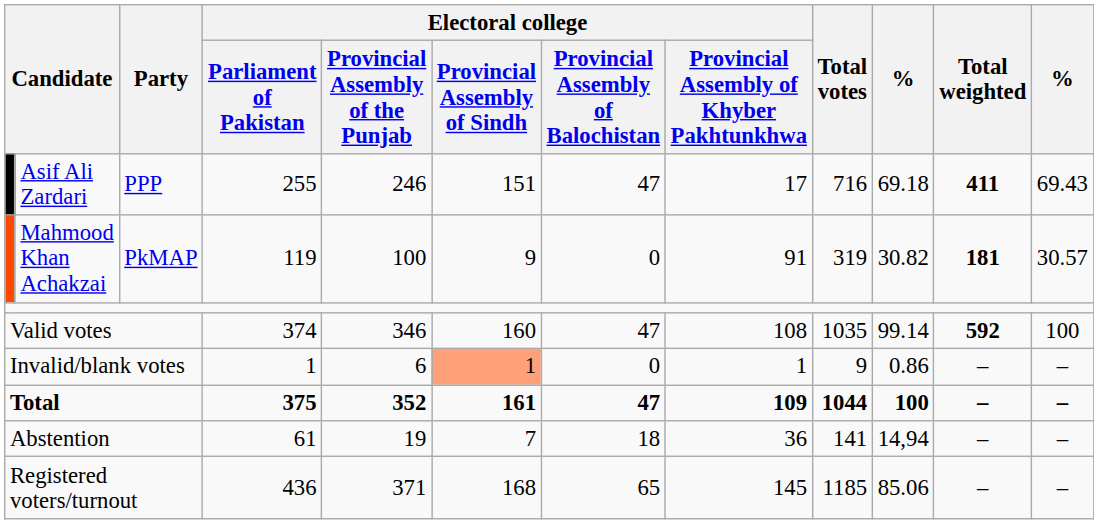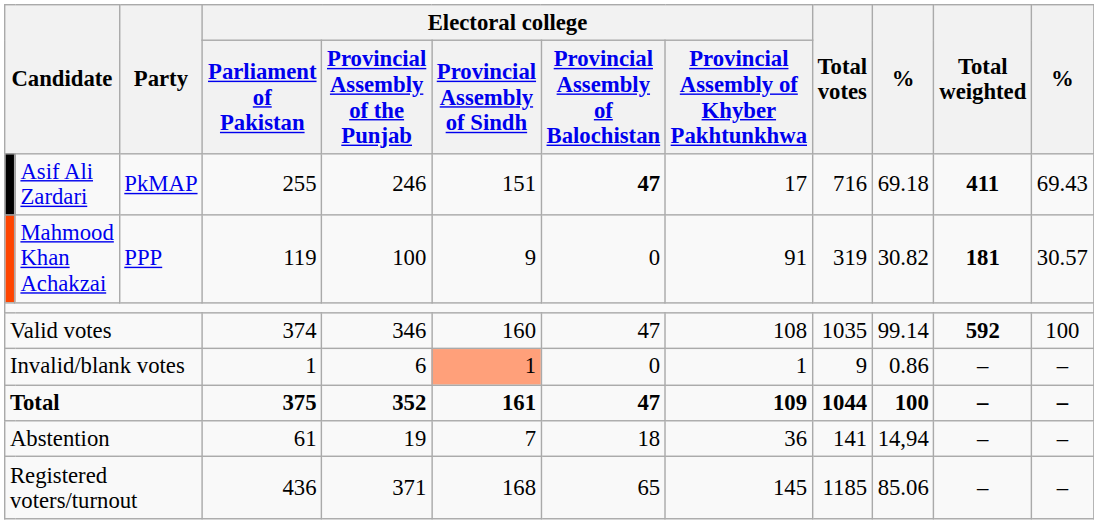(143, 184) PPP -> (161, 184) PkMAP
(649, 184) normal -> (649, 184) bold
(161, 258) PkMAP -> (143, 258) PPP
